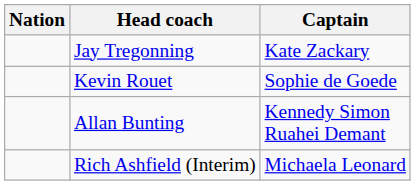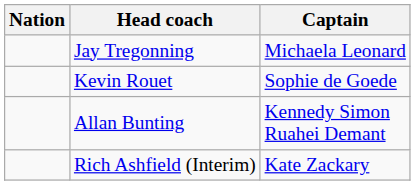(317, 50) Kate Zackary -> (335, 50) Michaela Leonard
(335, 164) Michaela Leonard -> (317, 164) Kate Zackary
